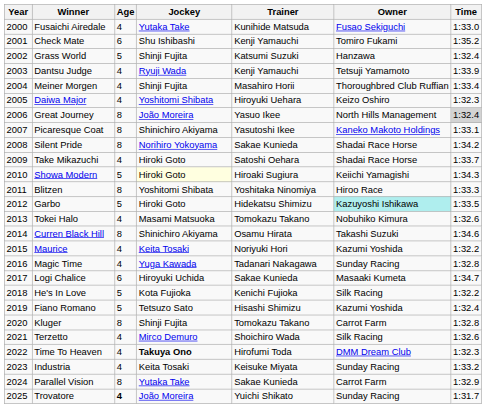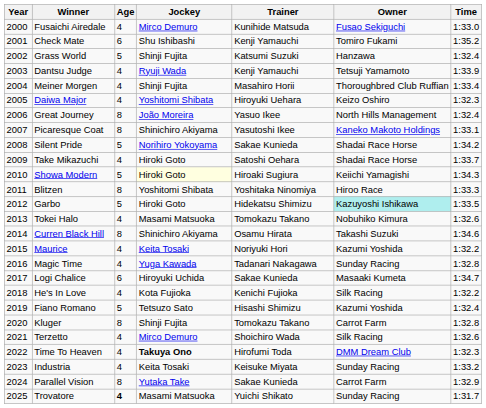(164, 27) Yutaka Take -> (168, 27) Mirco Demuro
(466, 116) lightgrey background -> (466, 116) no background
(119, 145) 8 -> (119, 145) 5
(119, 293) 5 -> (119, 293) 4
(166, 397) João Moreira -> (177, 397) Masami Matsuoka
